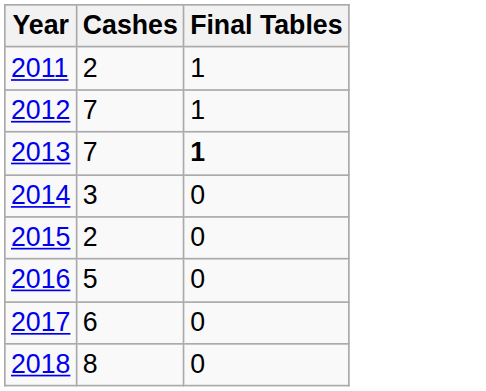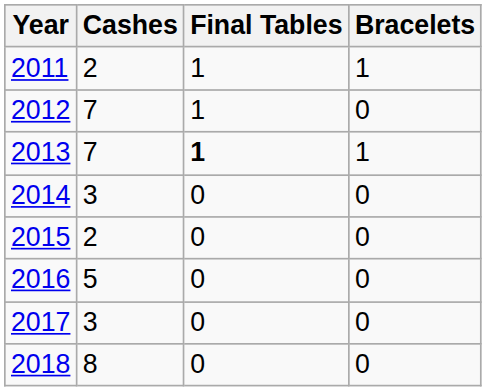+ column: (415, 25)
(90, 322) 6 -> (90, 322) 3
